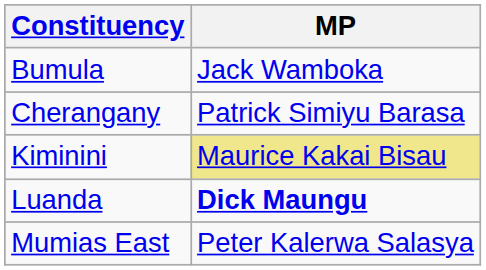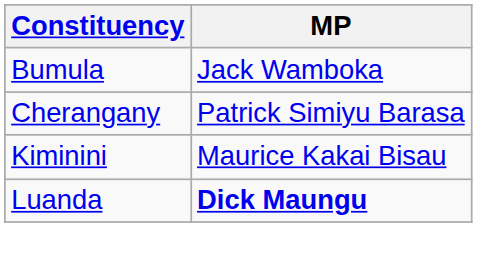(322, 156) khaki background -> (322, 156) no background
- row: (90, 243)
